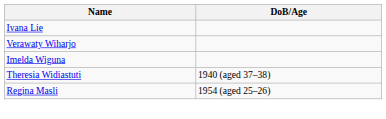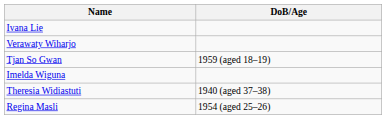+ row: (34, 59)
